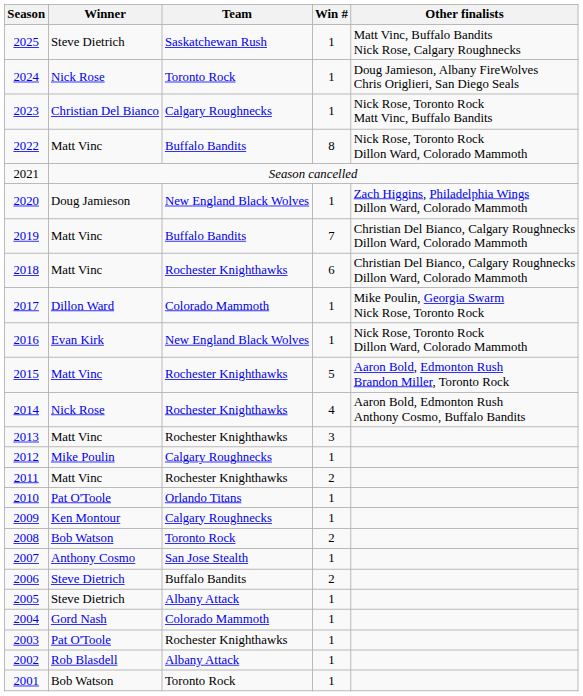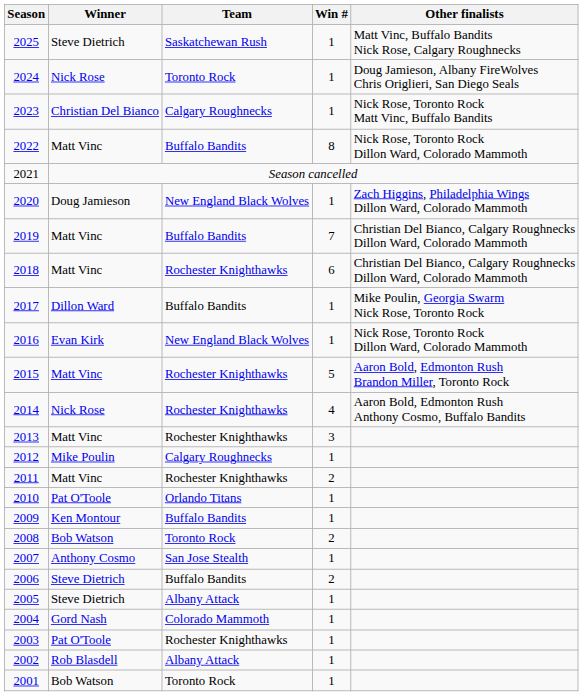(217, 305) Colorado Mammoth -> (206, 305) Buffalo Bandits
(218, 518) Calgary Roughnecks -> (206, 518) Buffalo Bandits
